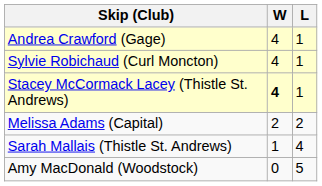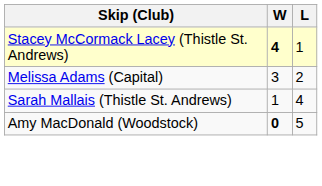- row: (87, 38)
- row: (113, 61)
(275, 123) 2 -> (275, 77) 3
(275, 169) normal -> (275, 123) bold
